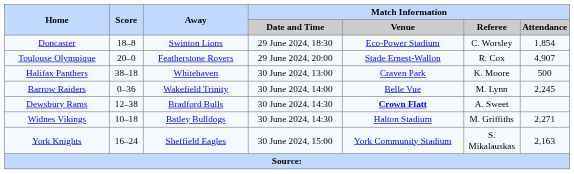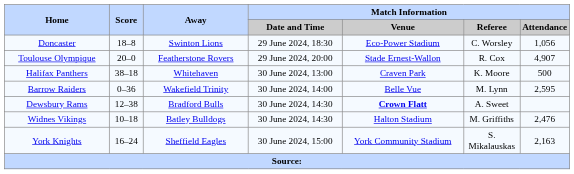(545, 42) 1,854 -> (545, 42) 1,056
(545, 88) 2,245 -> (545, 88) 2,595
(545, 119) 2,271 -> (545, 119) 2,476
